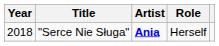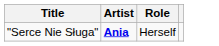- column: (20, 13)
